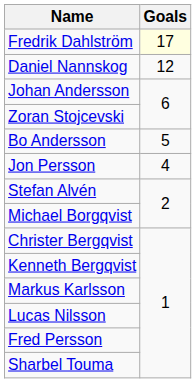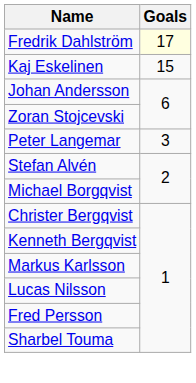+ row: (56, 66)
- row: (68, 66)
- row: (57, 141)
- row: (52, 166)
+ row: (64, 141)
